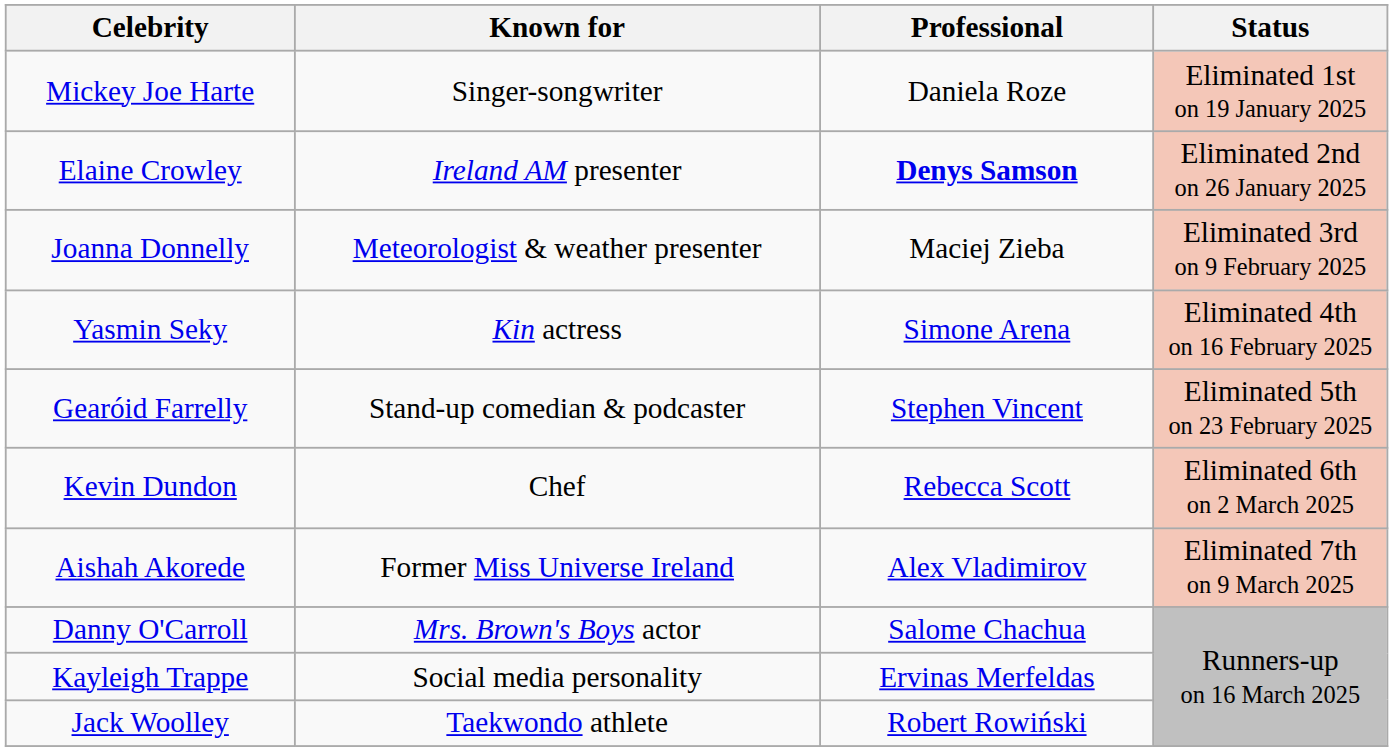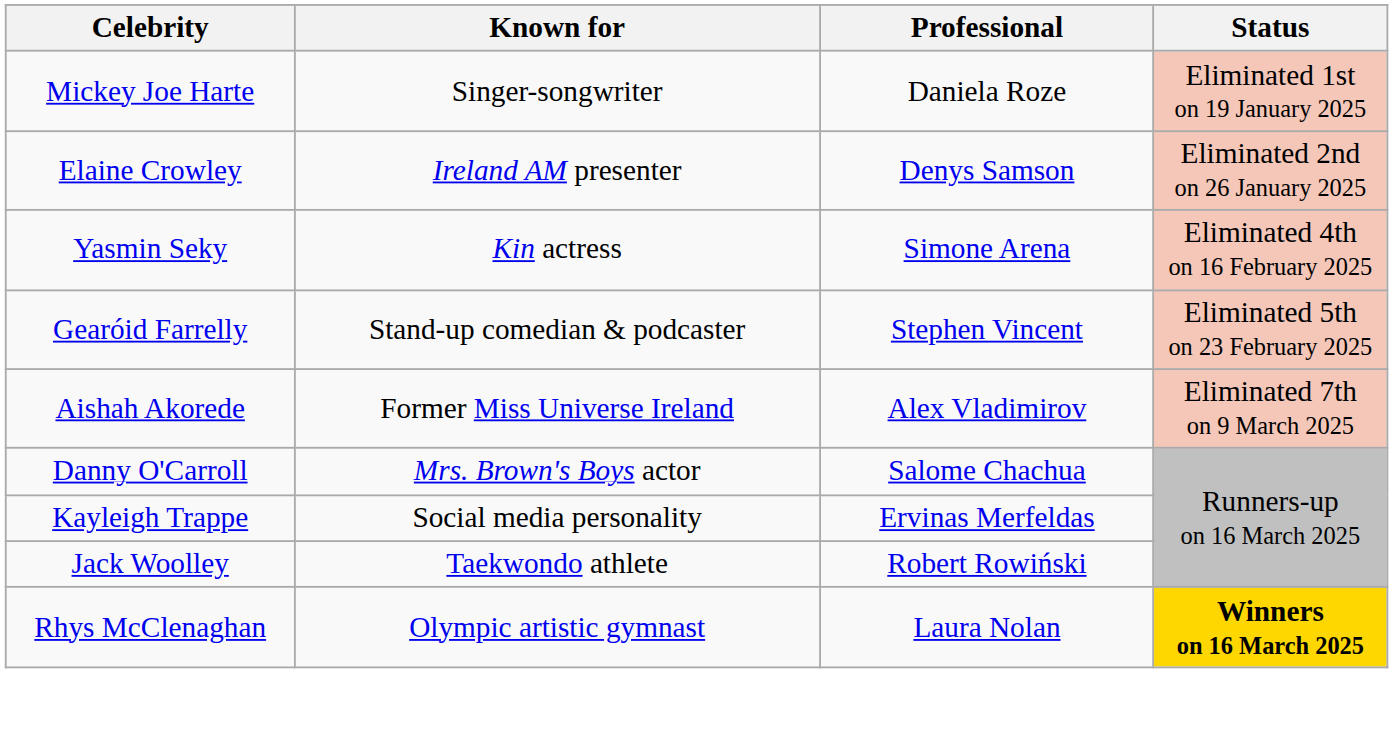(987, 170) bold -> (987, 170) normal
- row: (150, 249)
- row: (150, 487)
+ row: (150, 626)
